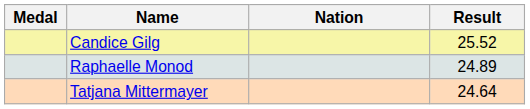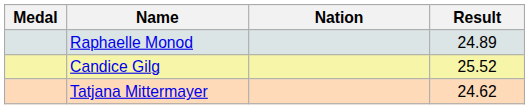rows swapped: (115, 42) <-> (132, 67)
(477, 92) 24.64 -> (477, 92) 24.62
